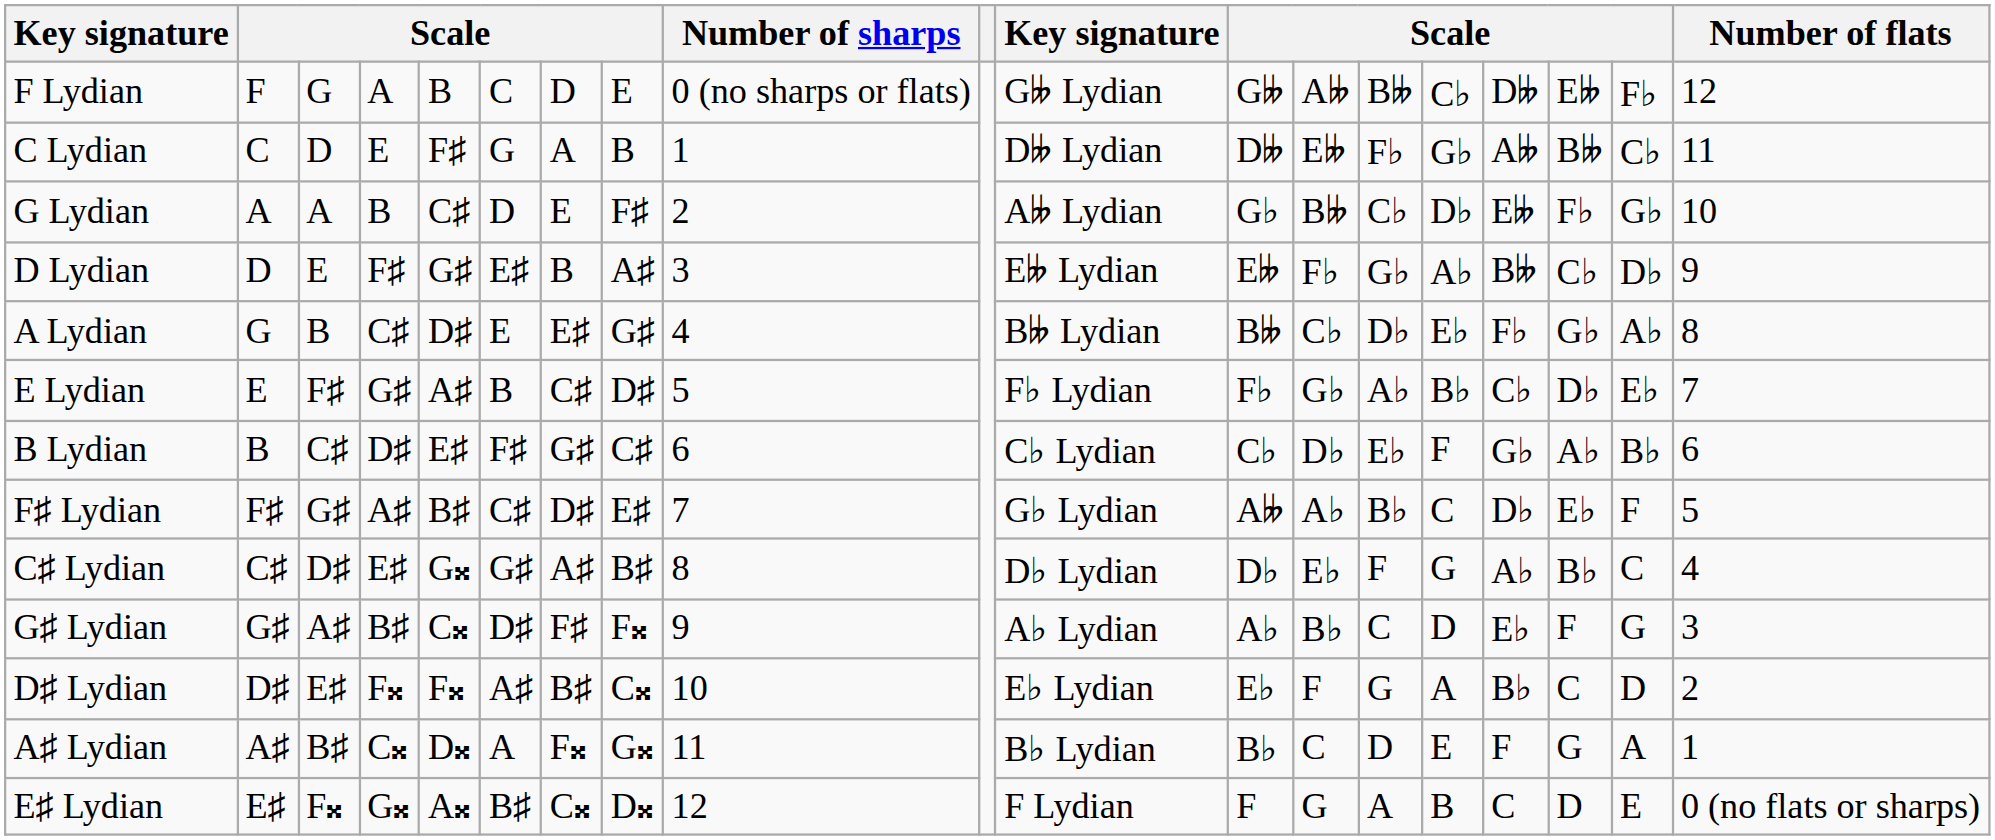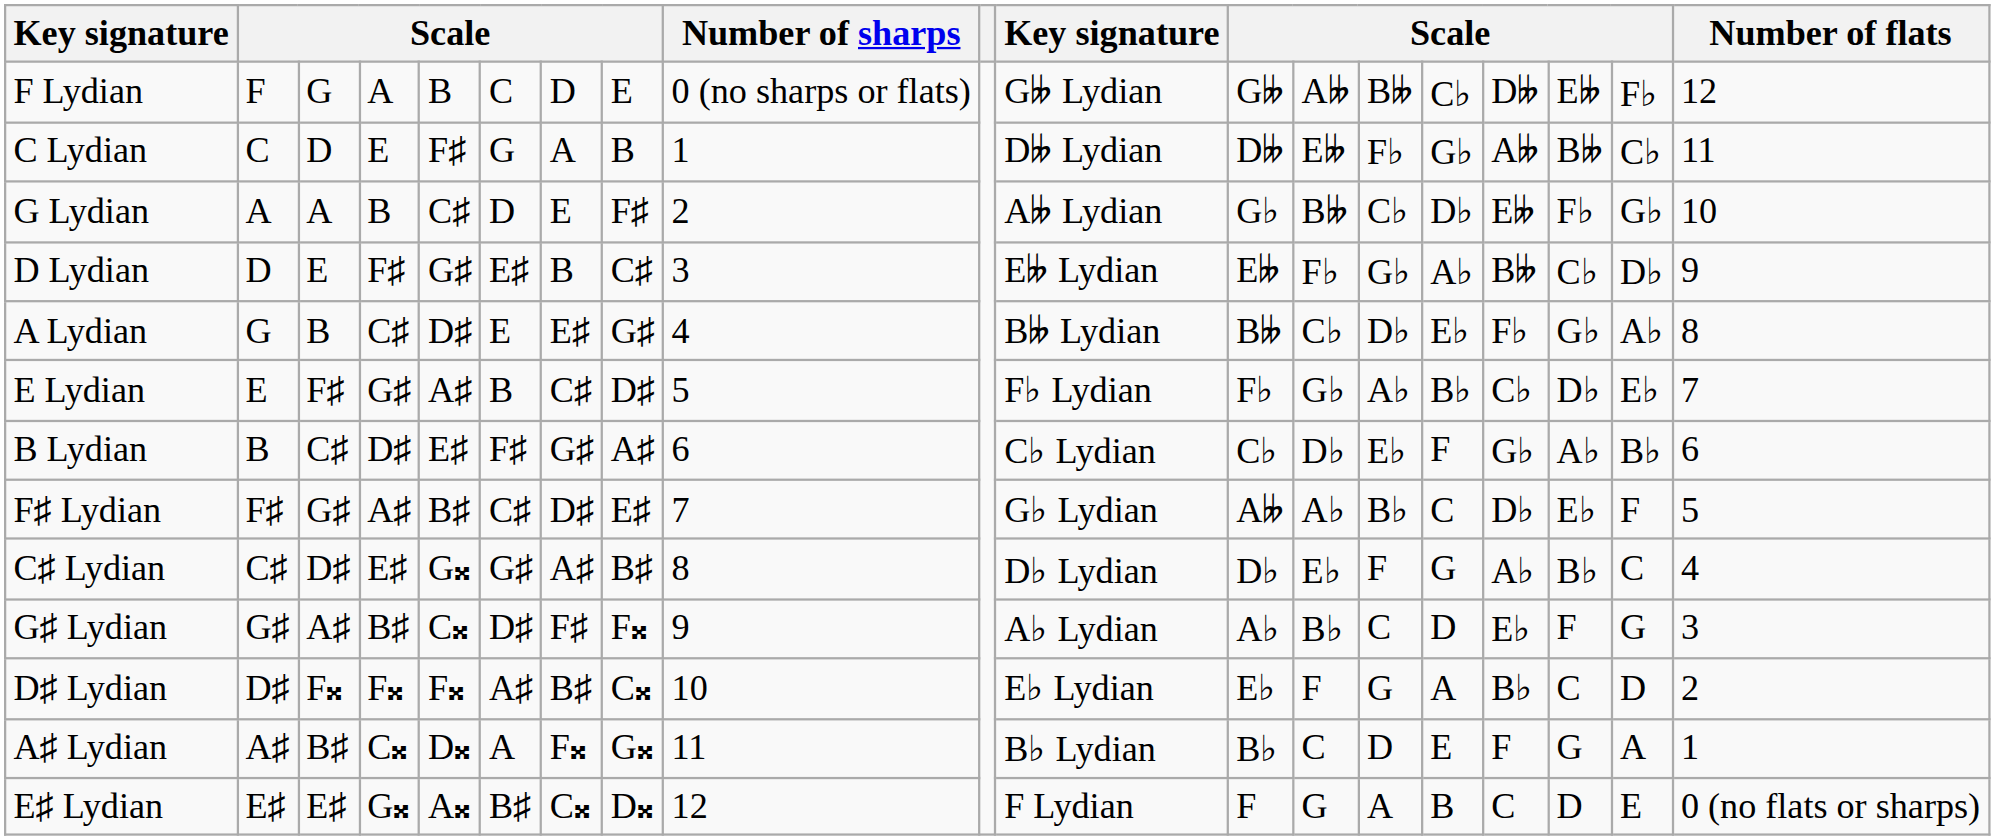(633, 270) A♯ -> (632, 270) C♯
(632, 449) C♯ -> (633, 449) A♯
(326, 687) E♯ -> (324, 687) F𝄪
(324, 805) F𝄪 -> (326, 805) E♯
